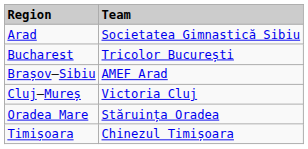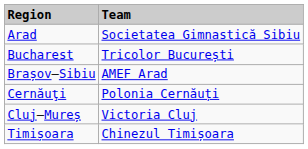+ row: (37, 94)
- row: (48, 114)
